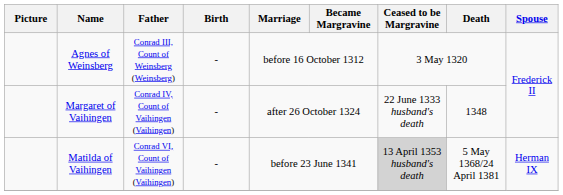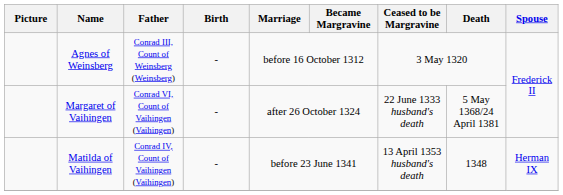(153, 112) Conrad IV, Count of Vaihingen (Vaihingen) -> (153, 112) Conrad VI, Count of Vaihingen (Vaihingen)
(476, 111) 1348 -> (476, 111) 5 May 1368/24 April 1381
(153, 164) Conrad VI, Count of Vaihingen (Vaihingen) -> (153, 164) Conrad IV, Count of Vaihingen (Vaihingen)
(412, 164) lightgrey background -> (412, 164) no background
(476, 164) 5 May 1368/24 April 1381 -> (476, 164) 1348
